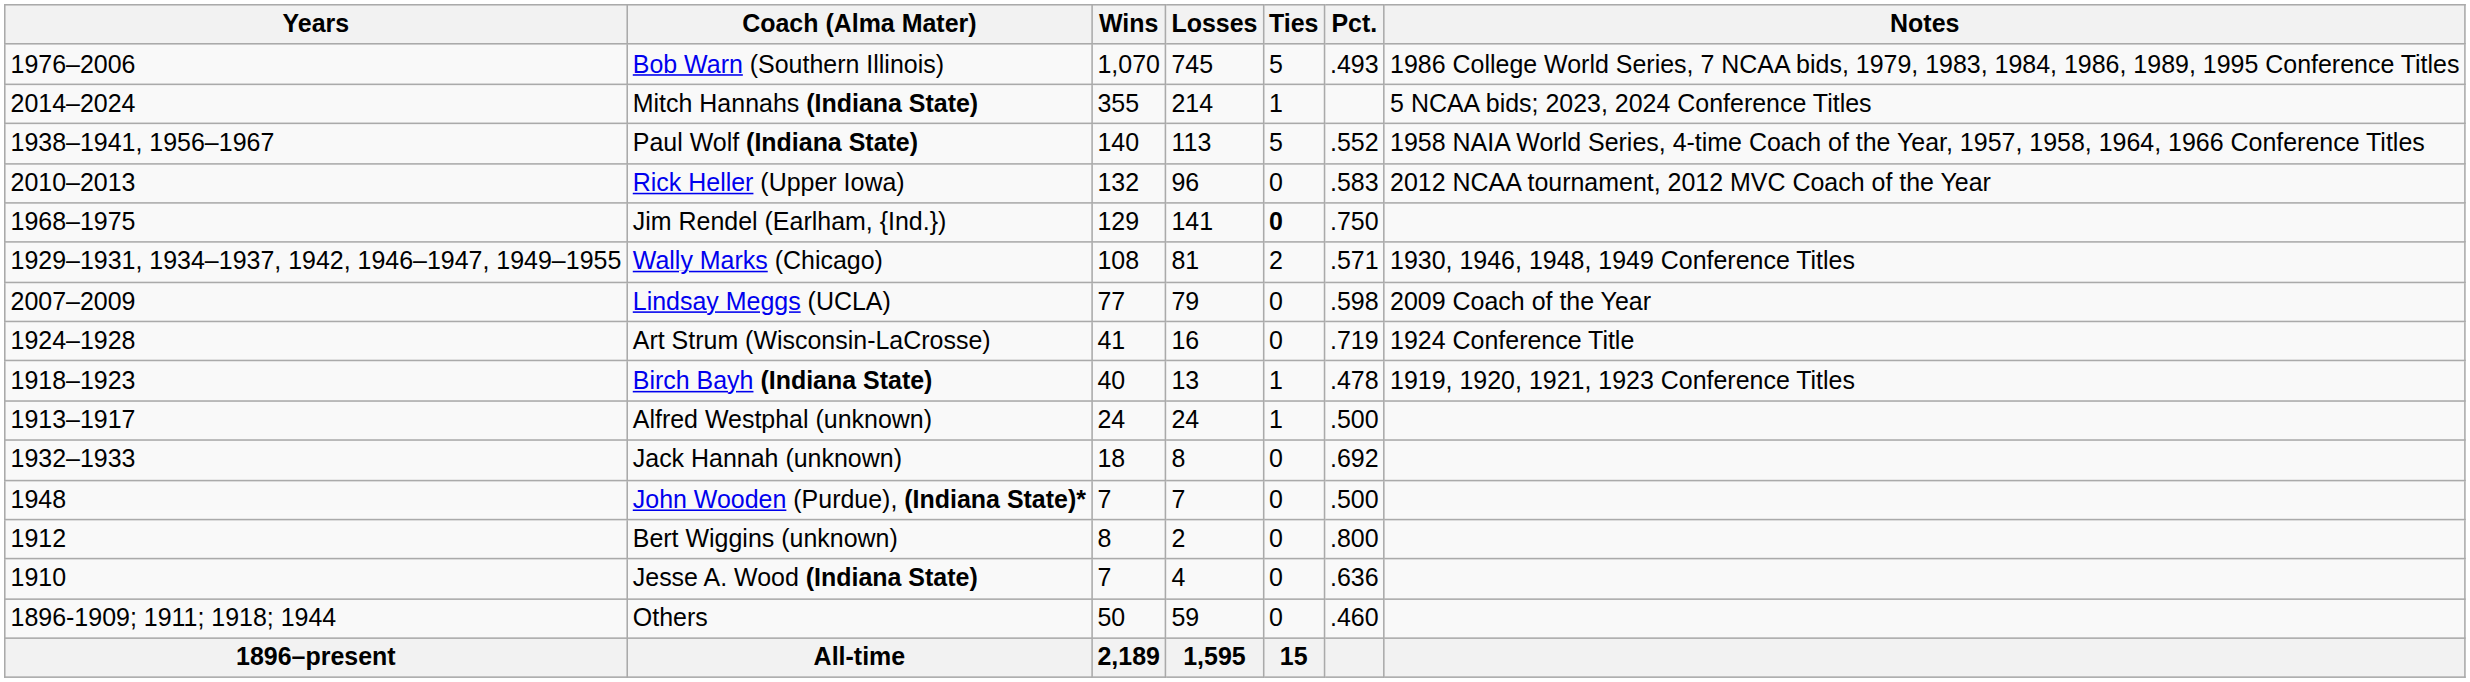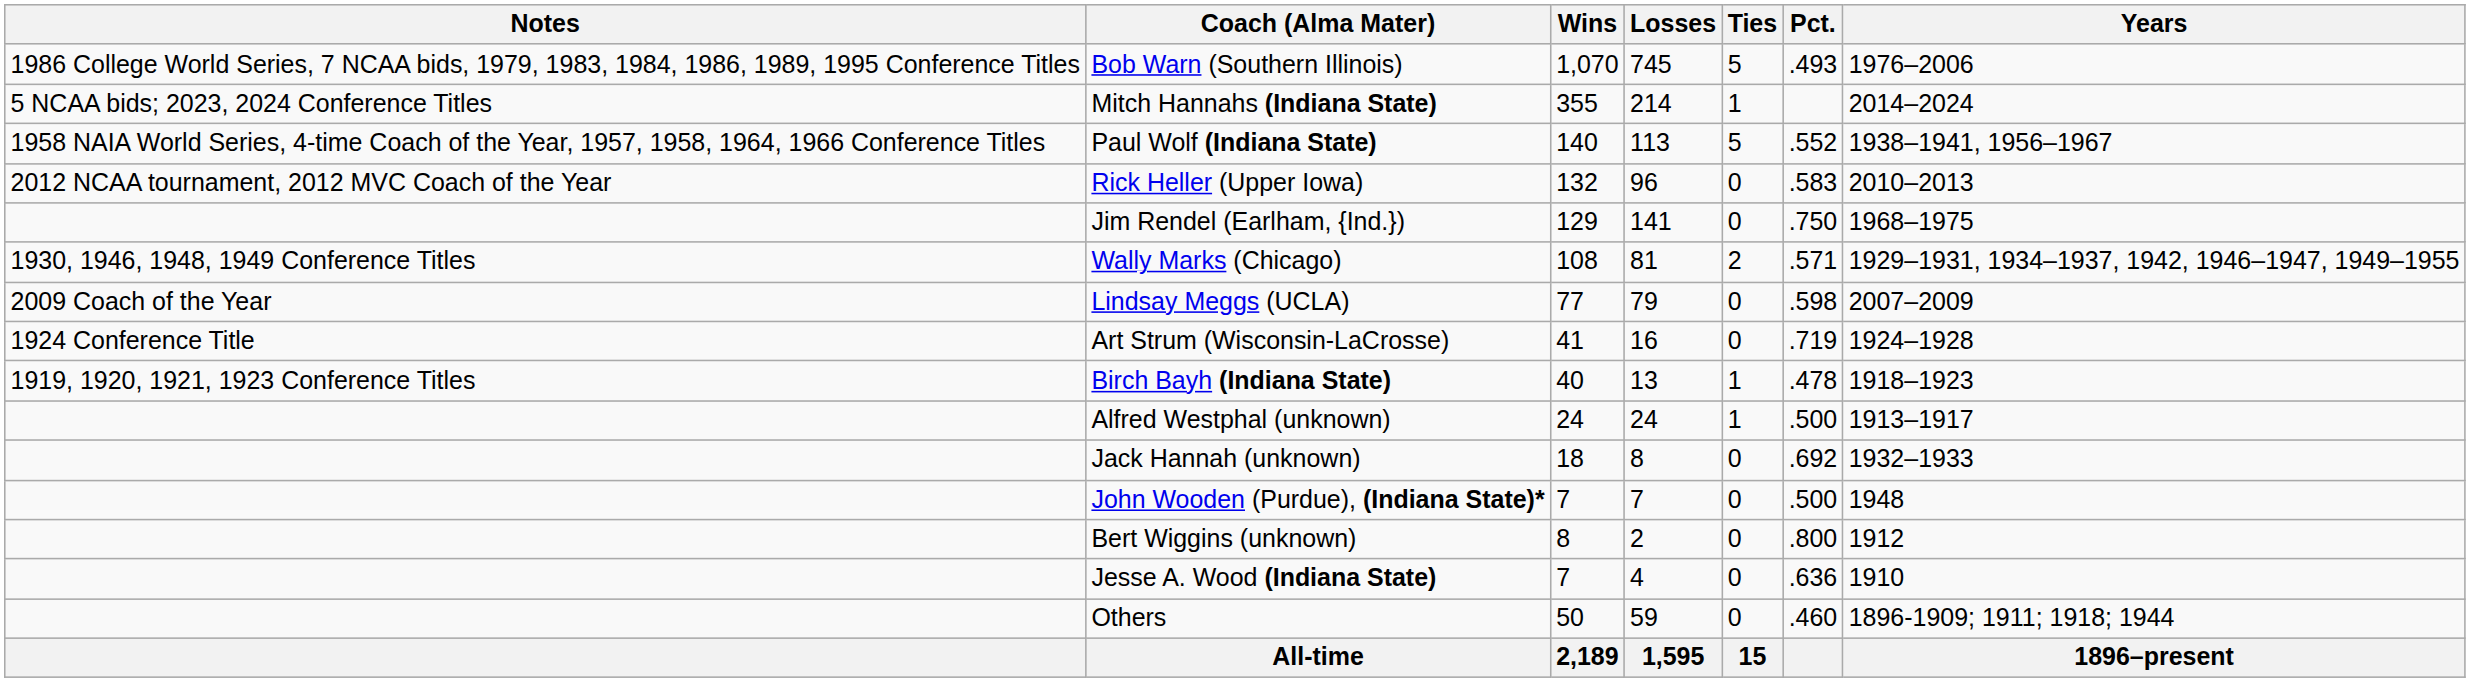columns swapped: (316, 24) <-> (1925, 24)
(1276, 222) bold -> (1735, 222) normal
